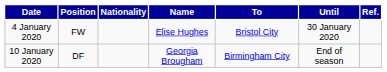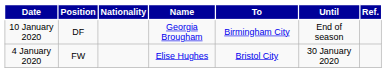rows swapped: (31, 32) <-> (31, 56)
